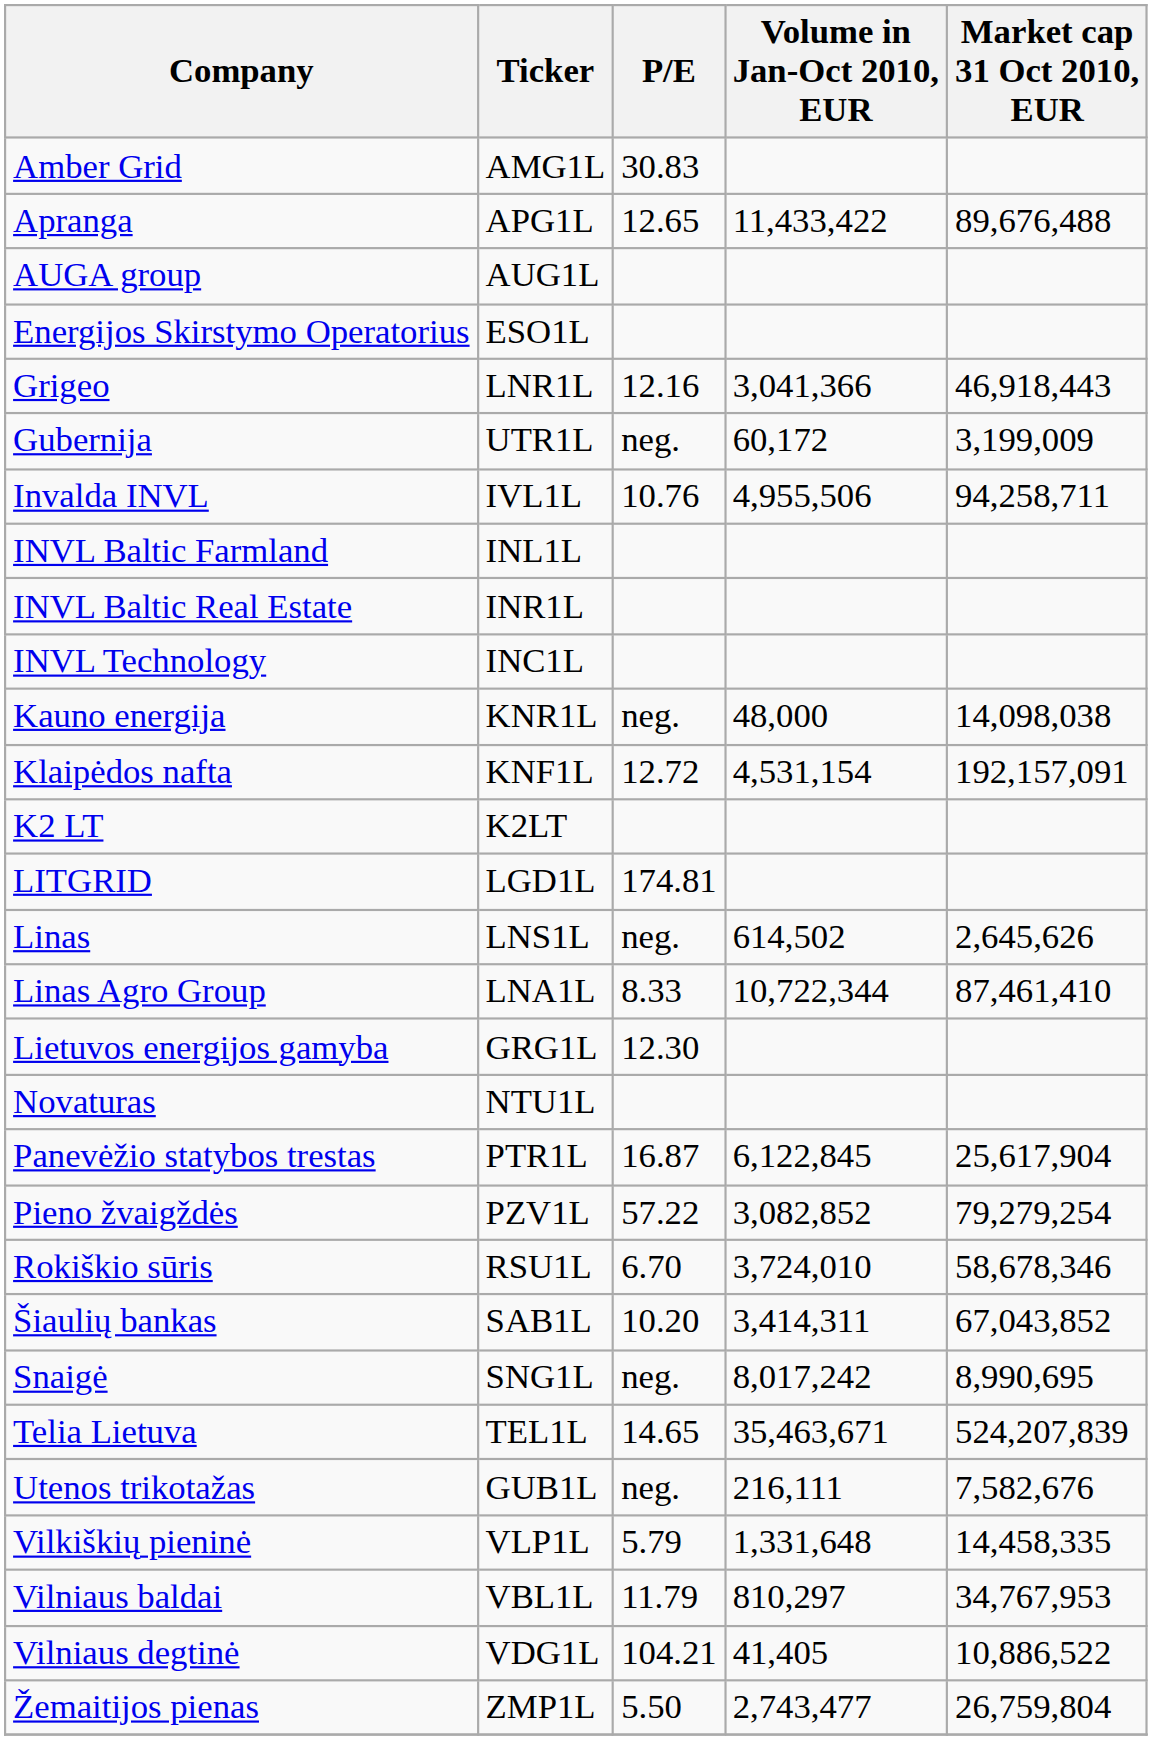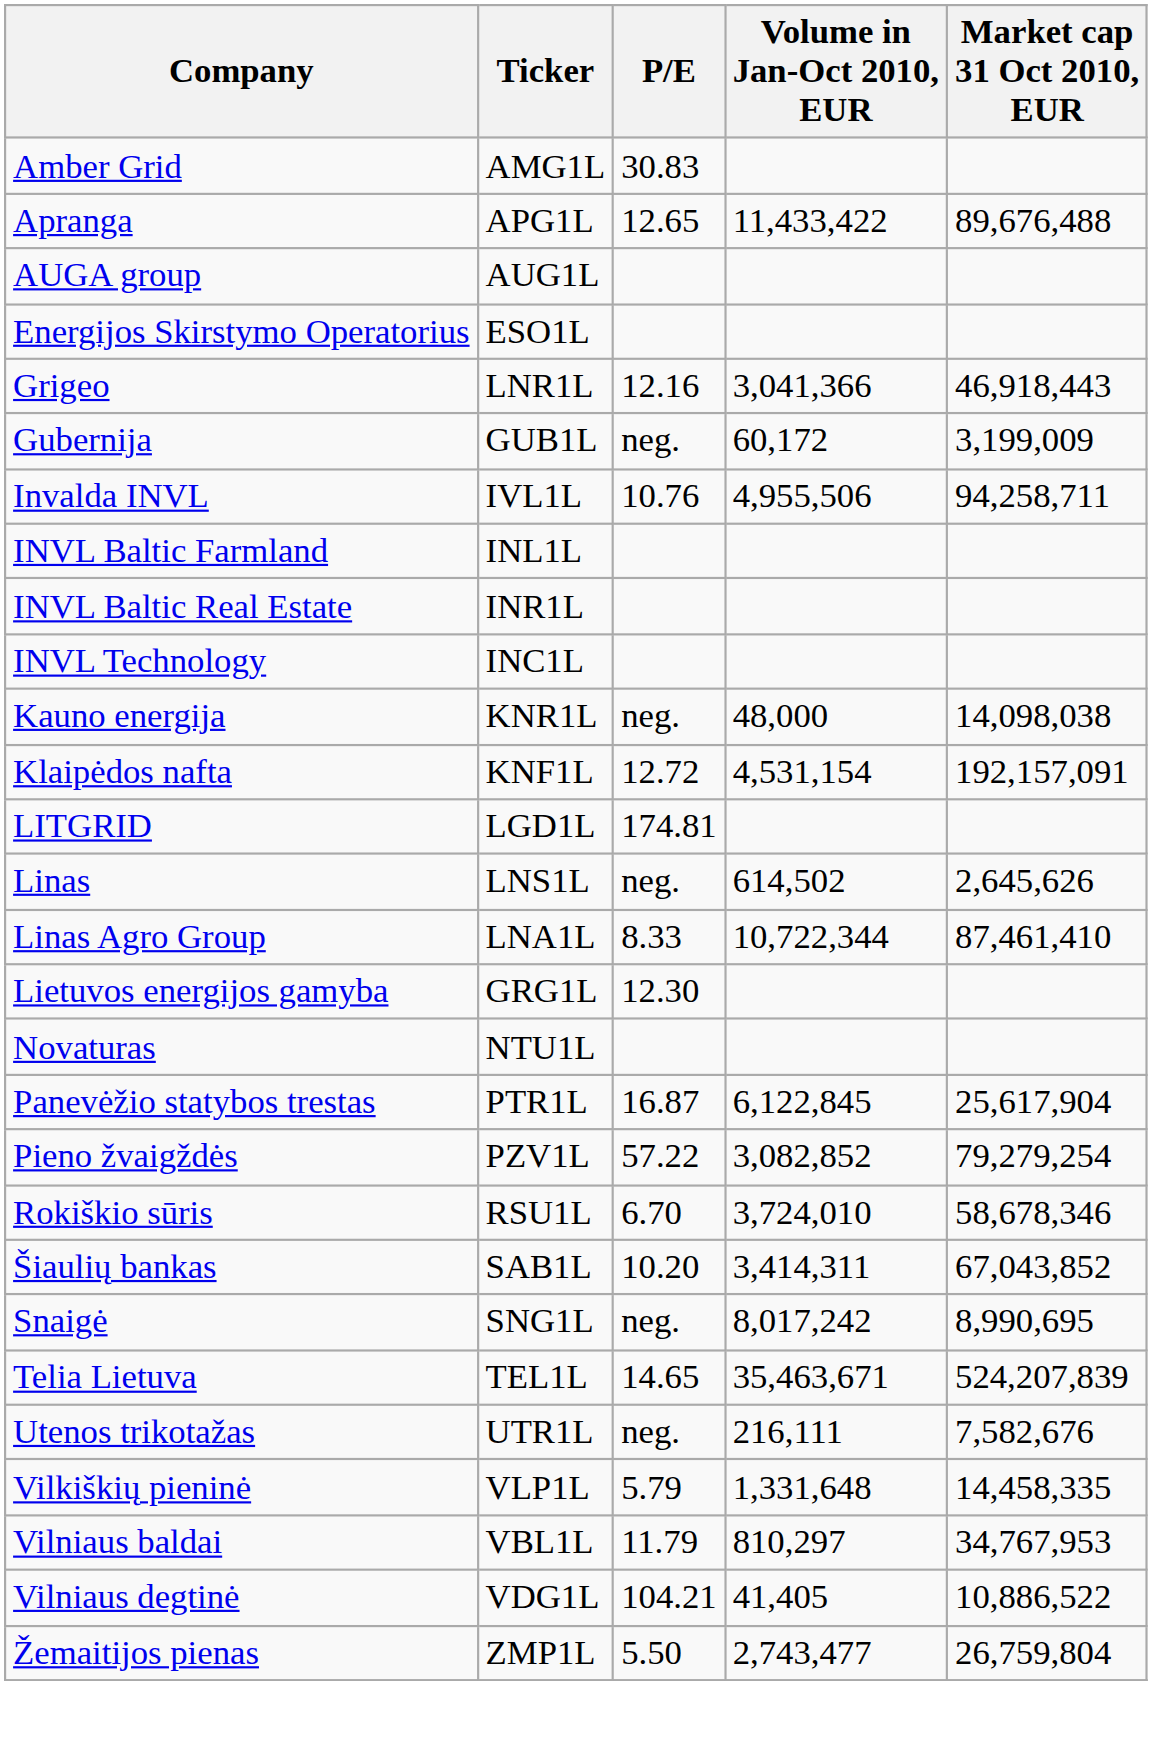(540, 440) UTR1L -> (542, 440) GUB1L
- row: (58, 825)
(542, 1486) GUB1L -> (540, 1431) UTR1L
